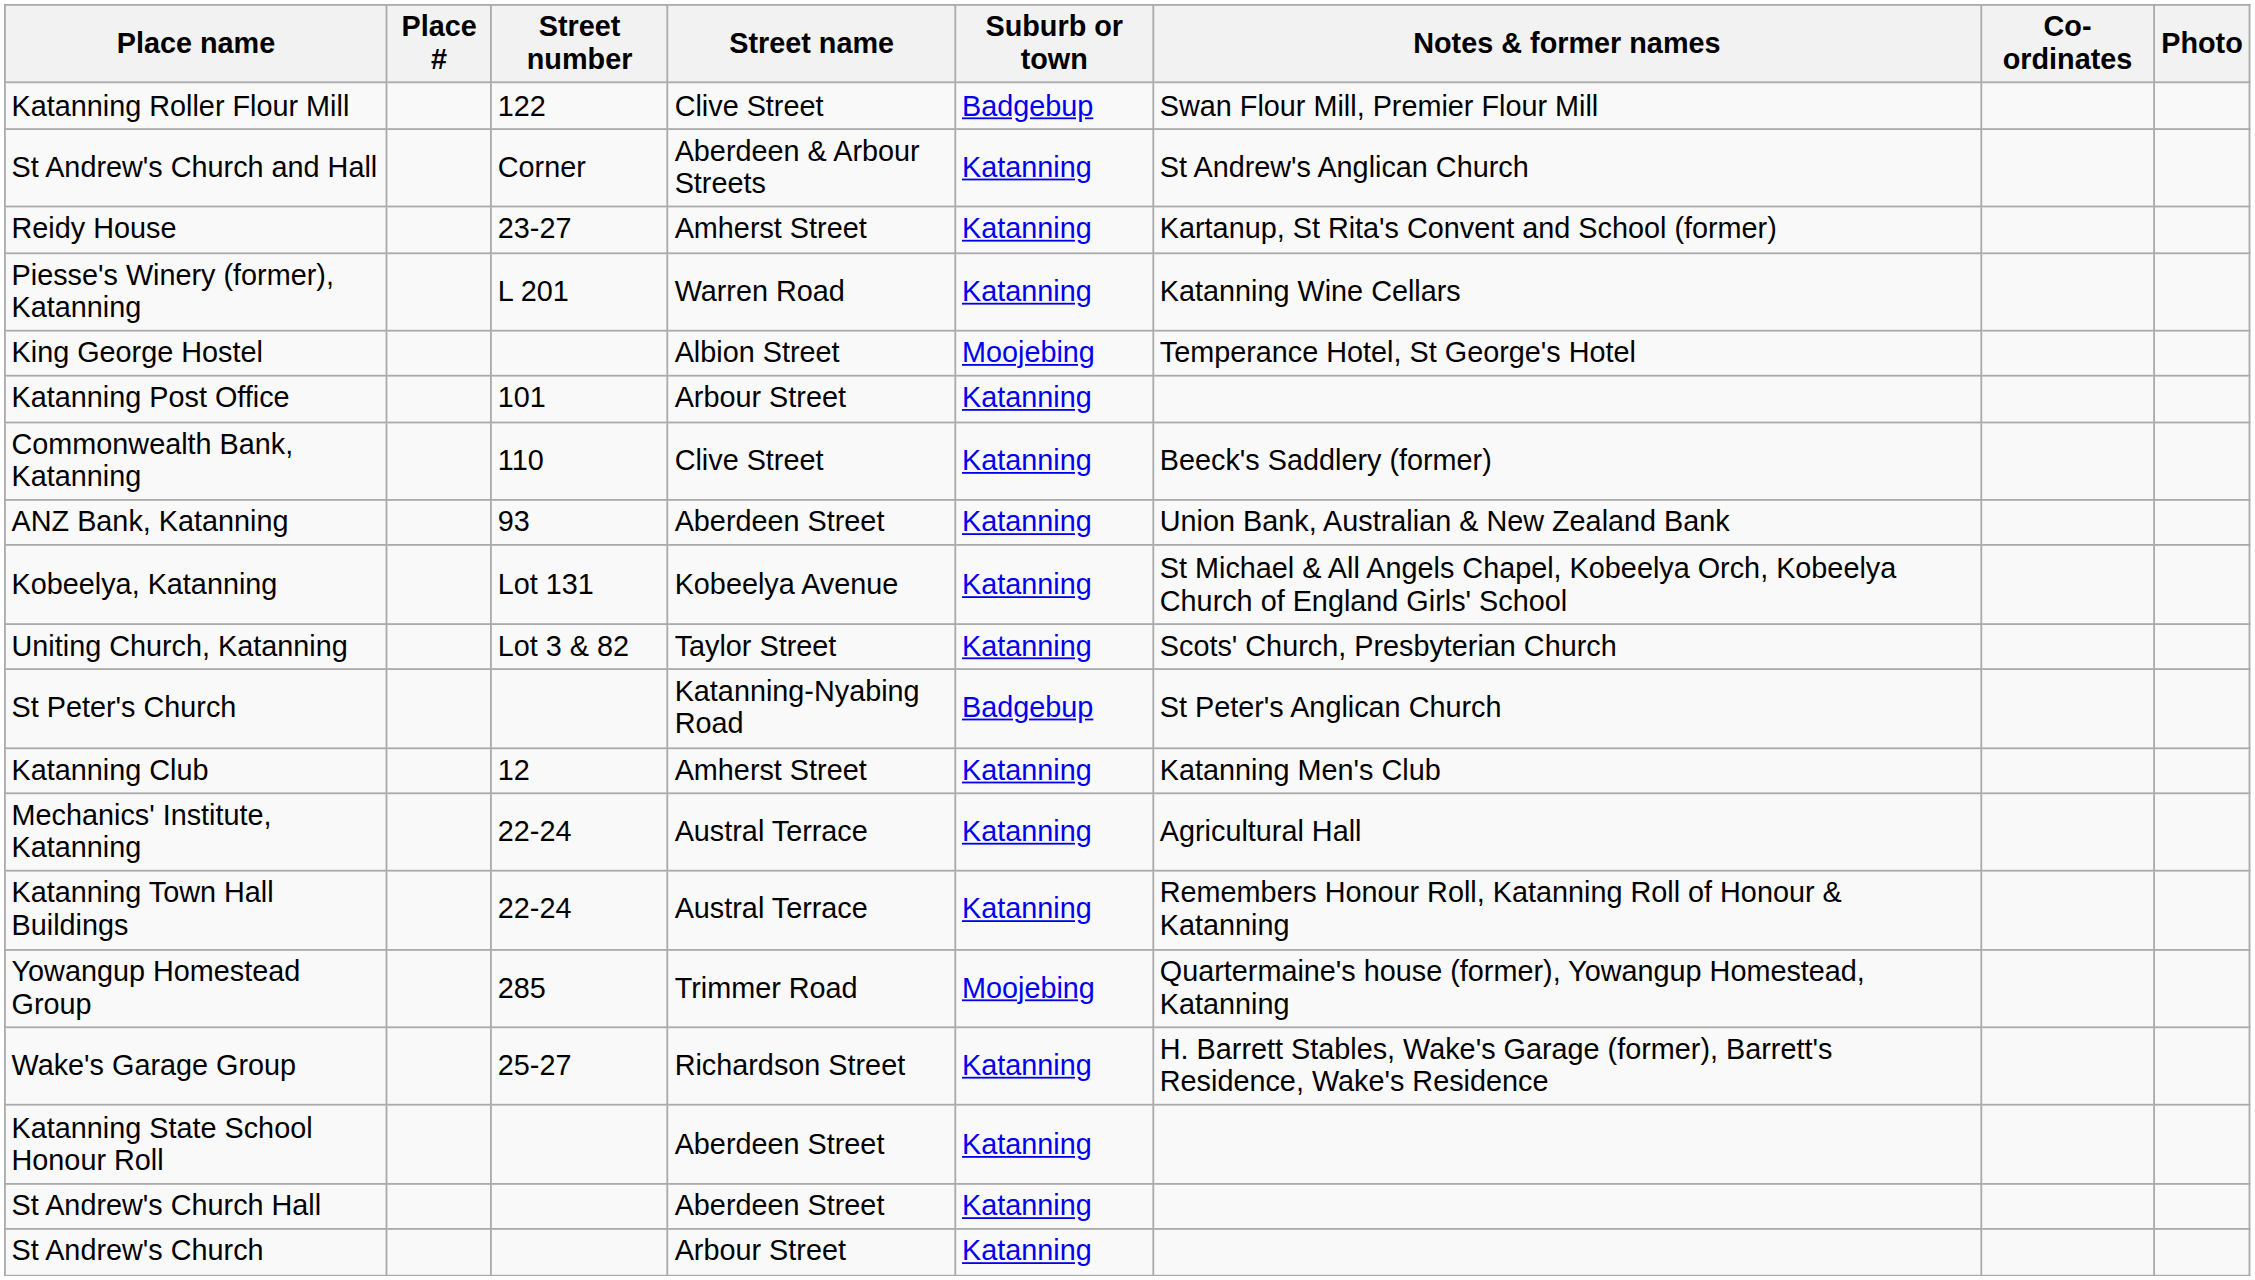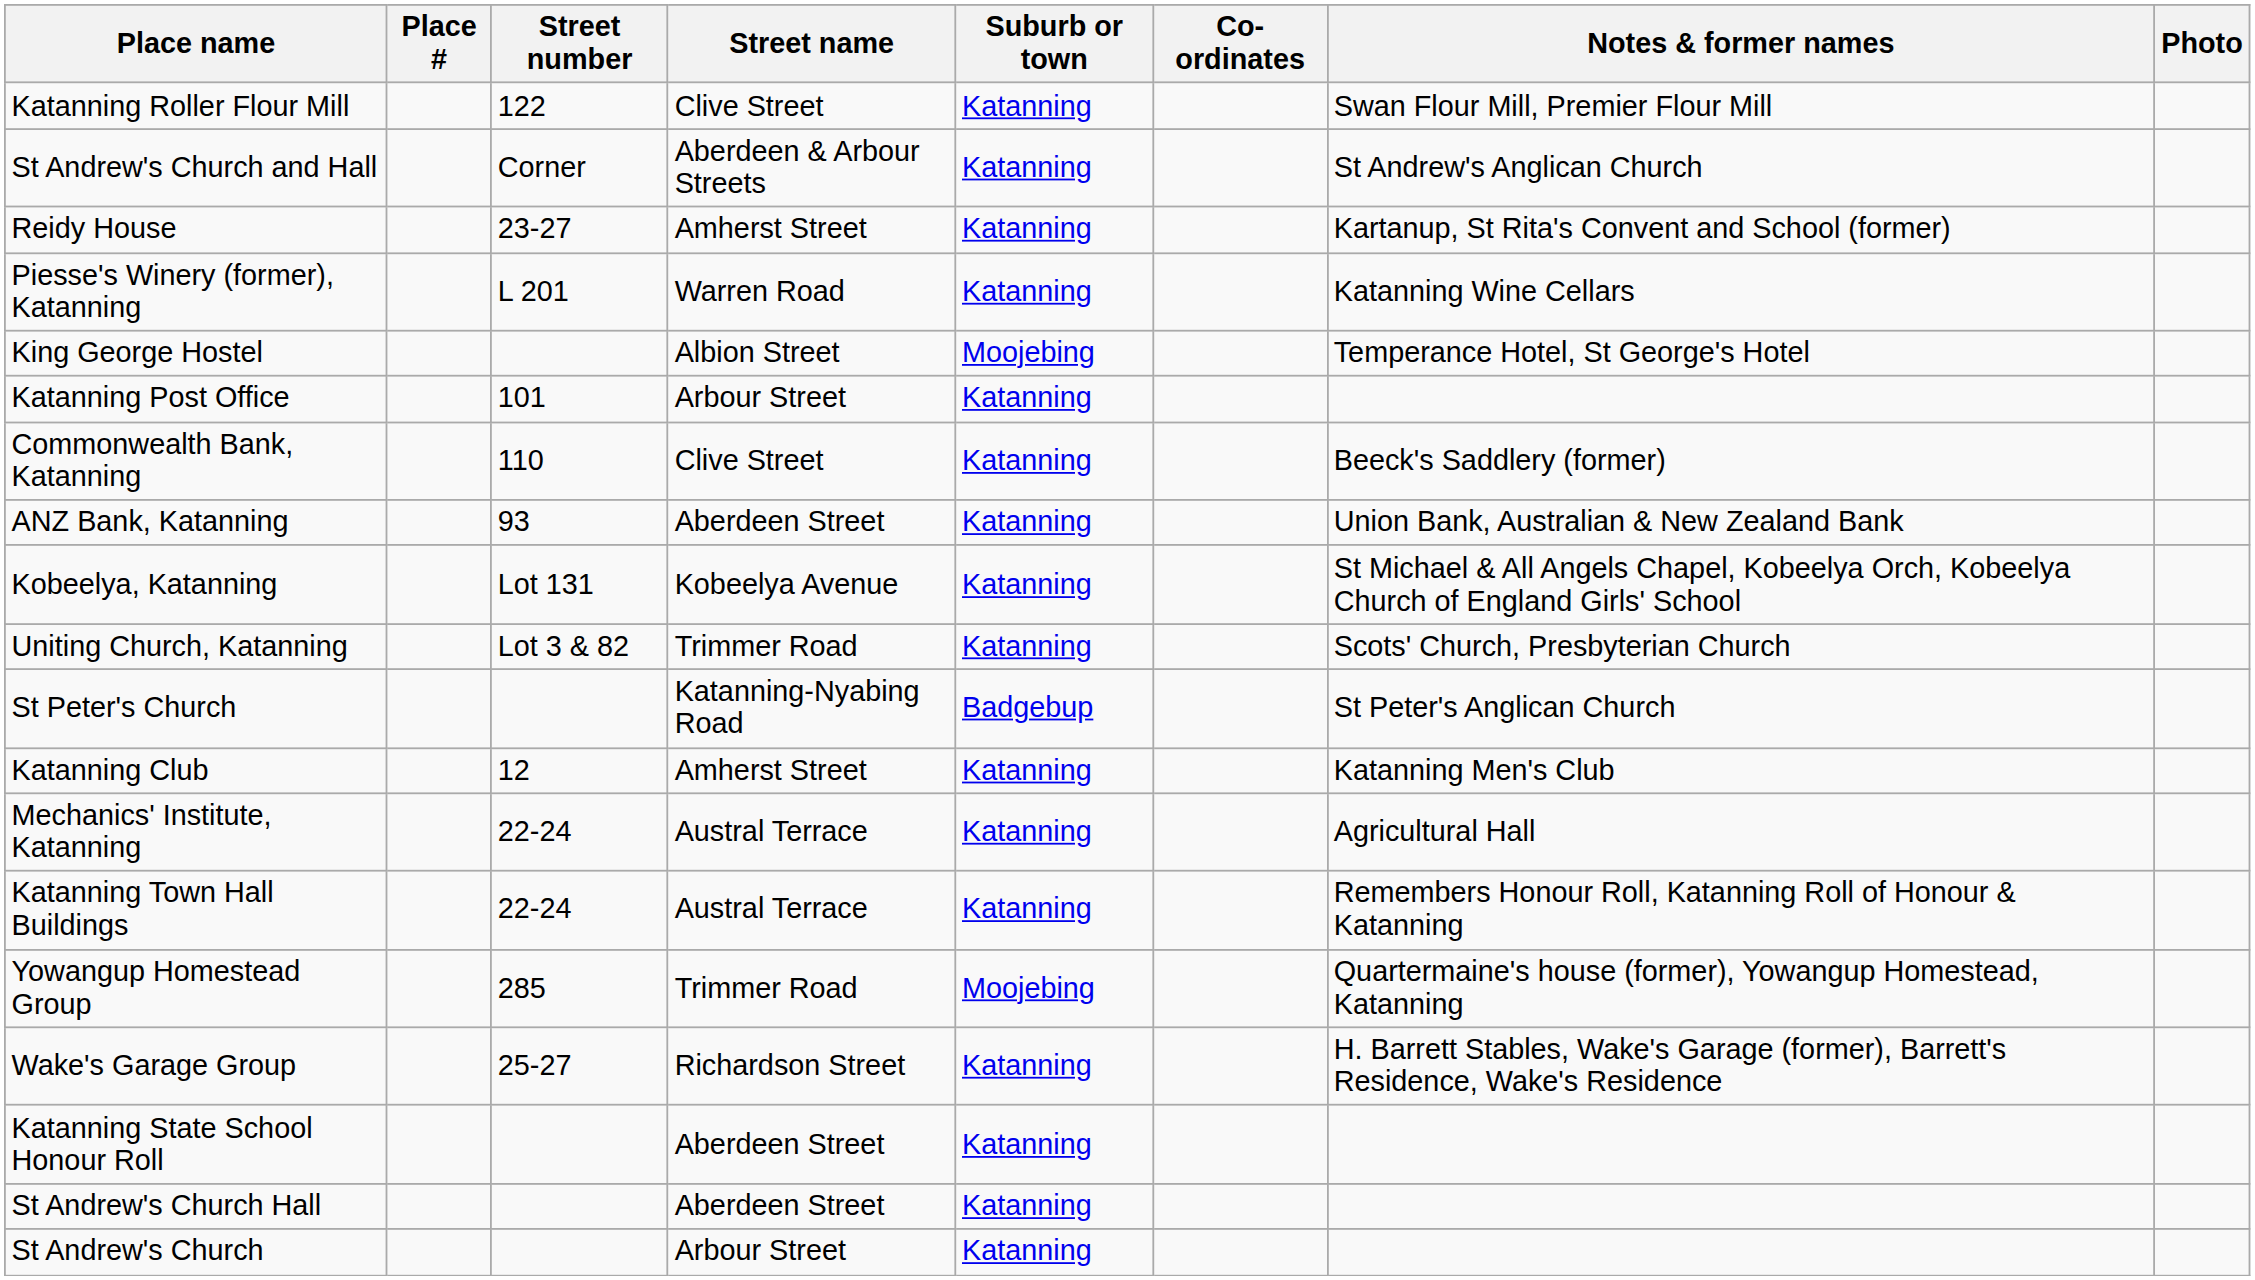columns swapped: (2068, 43) <-> (1567, 43)
(1028, 105) Badgebup -> (1027, 105) Katanning
(755, 646) Taylor Street -> (766, 646) Trimmer Road
